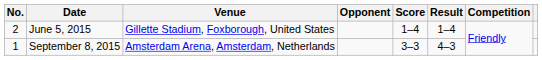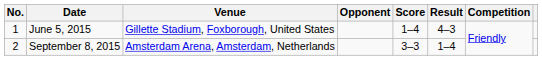(15, 30) 2 -> (15, 30) 1
(446, 30) 1–4 -> (446, 30) 4–3
(15, 47) 1 -> (15, 47) 2
(446, 47) 4–3 -> (446, 47) 1–4
